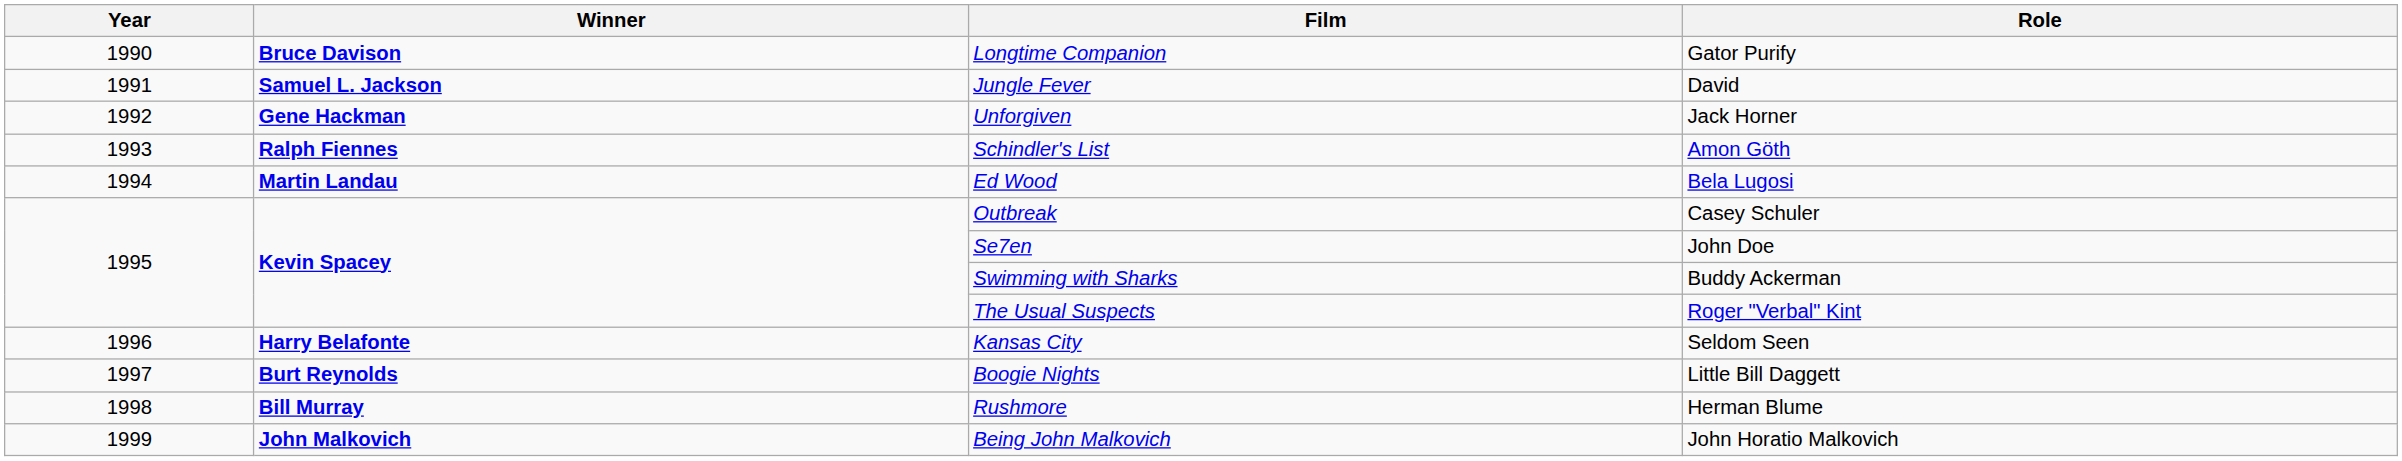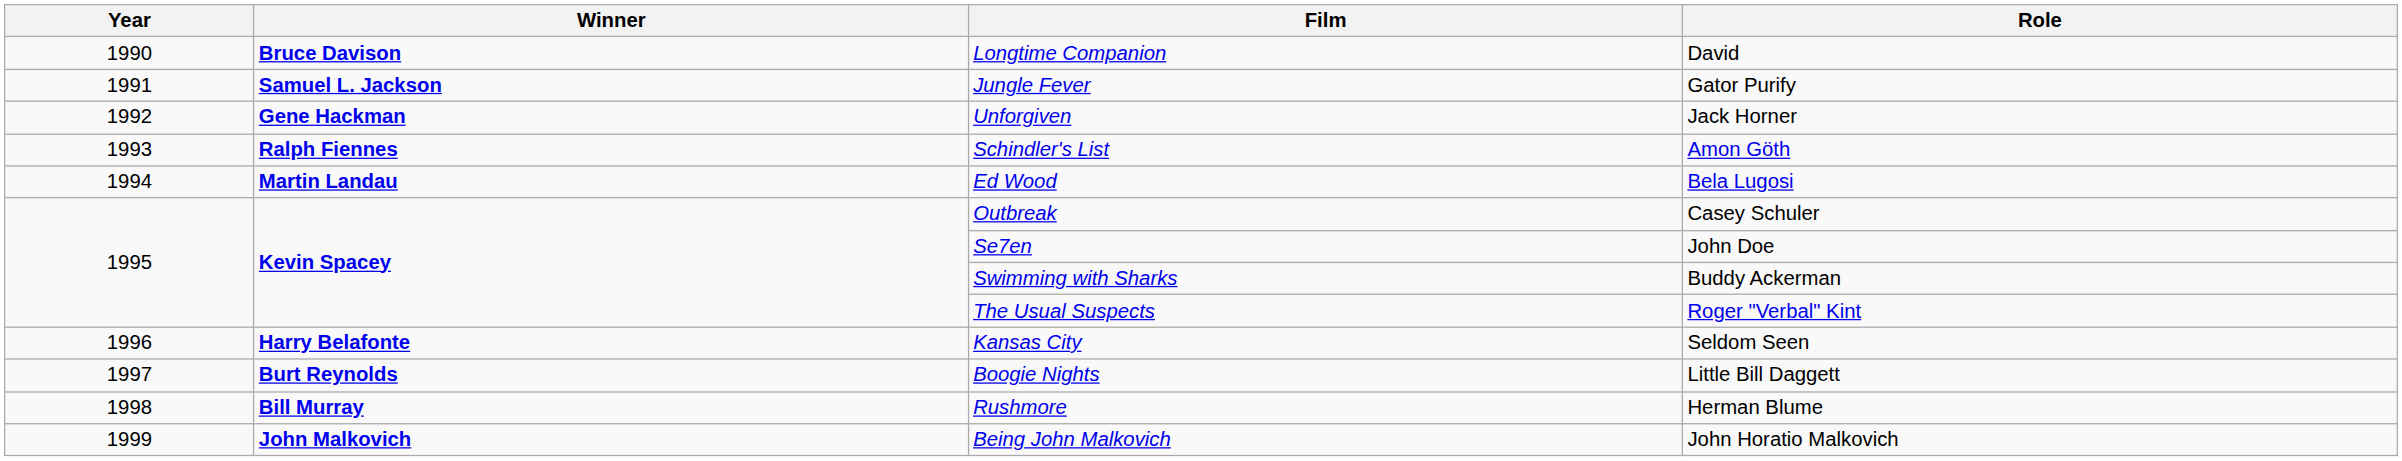(1742, 52) Gator Purify -> (1713, 52) David
(1713, 85) David -> (1742, 85) Gator Purify
